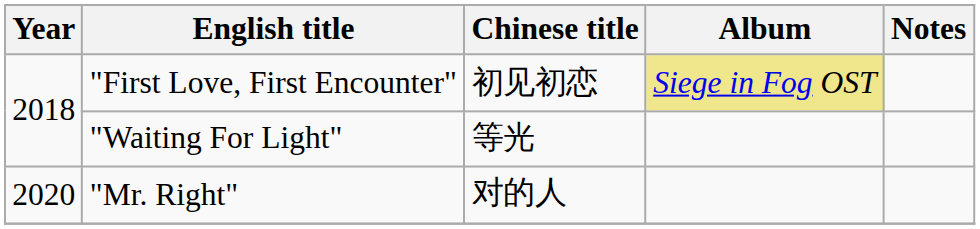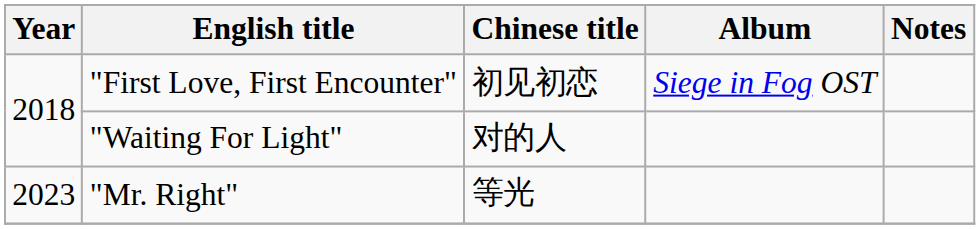(765, 82) khaki background -> (765, 82) no background
(503, 137) 等光 -> (519, 137) 对的人
(44, 194) 2020 -> (44, 194) 2023
(519, 193) 对的人 -> (503, 193) 等光
